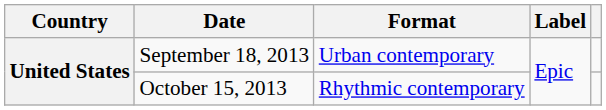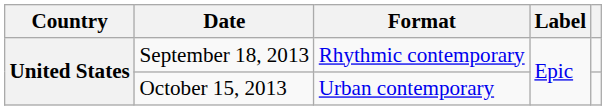(406, 54) Urban contemporary -> (422, 54) Rhythmic contemporary
(422, 88) Rhythmic contemporary -> (406, 88) Urban contemporary
